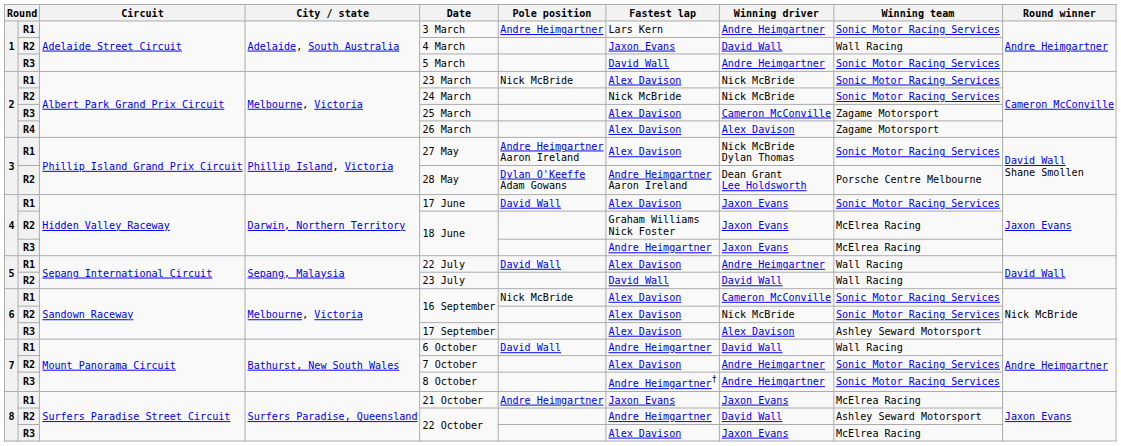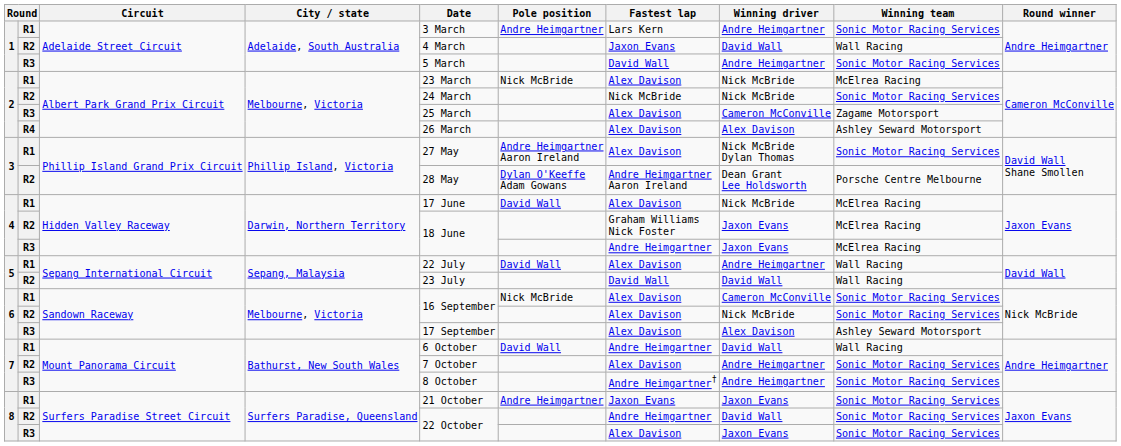(918, 80) Sonic Motor Racing Services -> (878, 80) McElrea Racing
(888, 130) Zagame Motorsport -> (909, 130) Ashley Seward Motorsport
(755, 203) Jaxon Evans -> (758, 203) Nick McBride
(918, 203) Sonic Motor Racing Services -> (878, 203) McElrea Racing
(878, 400) McElrea Racing -> (918, 400) Sonic Motor Racing Services
(909, 417) Ashley Seward Motorsport -> (918, 417) Sonic Motor Racing Services
(878, 433) McElrea Racing -> (918, 433) Sonic Motor Racing Services
